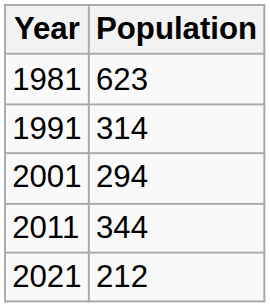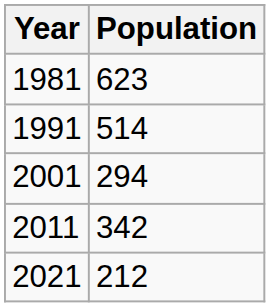(122, 128) 314 -> (122, 128) 514
(122, 227) 344 -> (122, 227) 342
